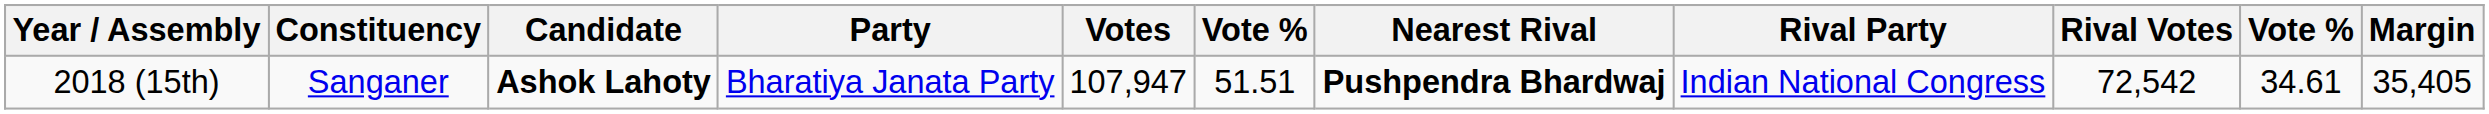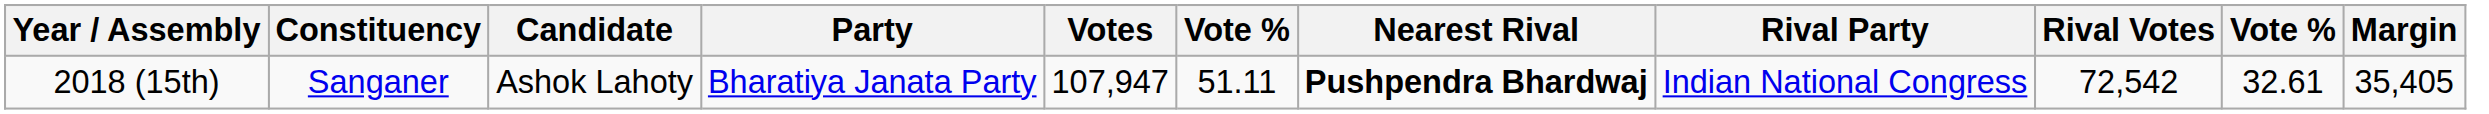(604, 81) bold -> (595, 81) normal
(1255, 81) 51.51 -> (1237, 81) 51.11
(2301, 81) 34.61 -> (2283, 81) 32.61
